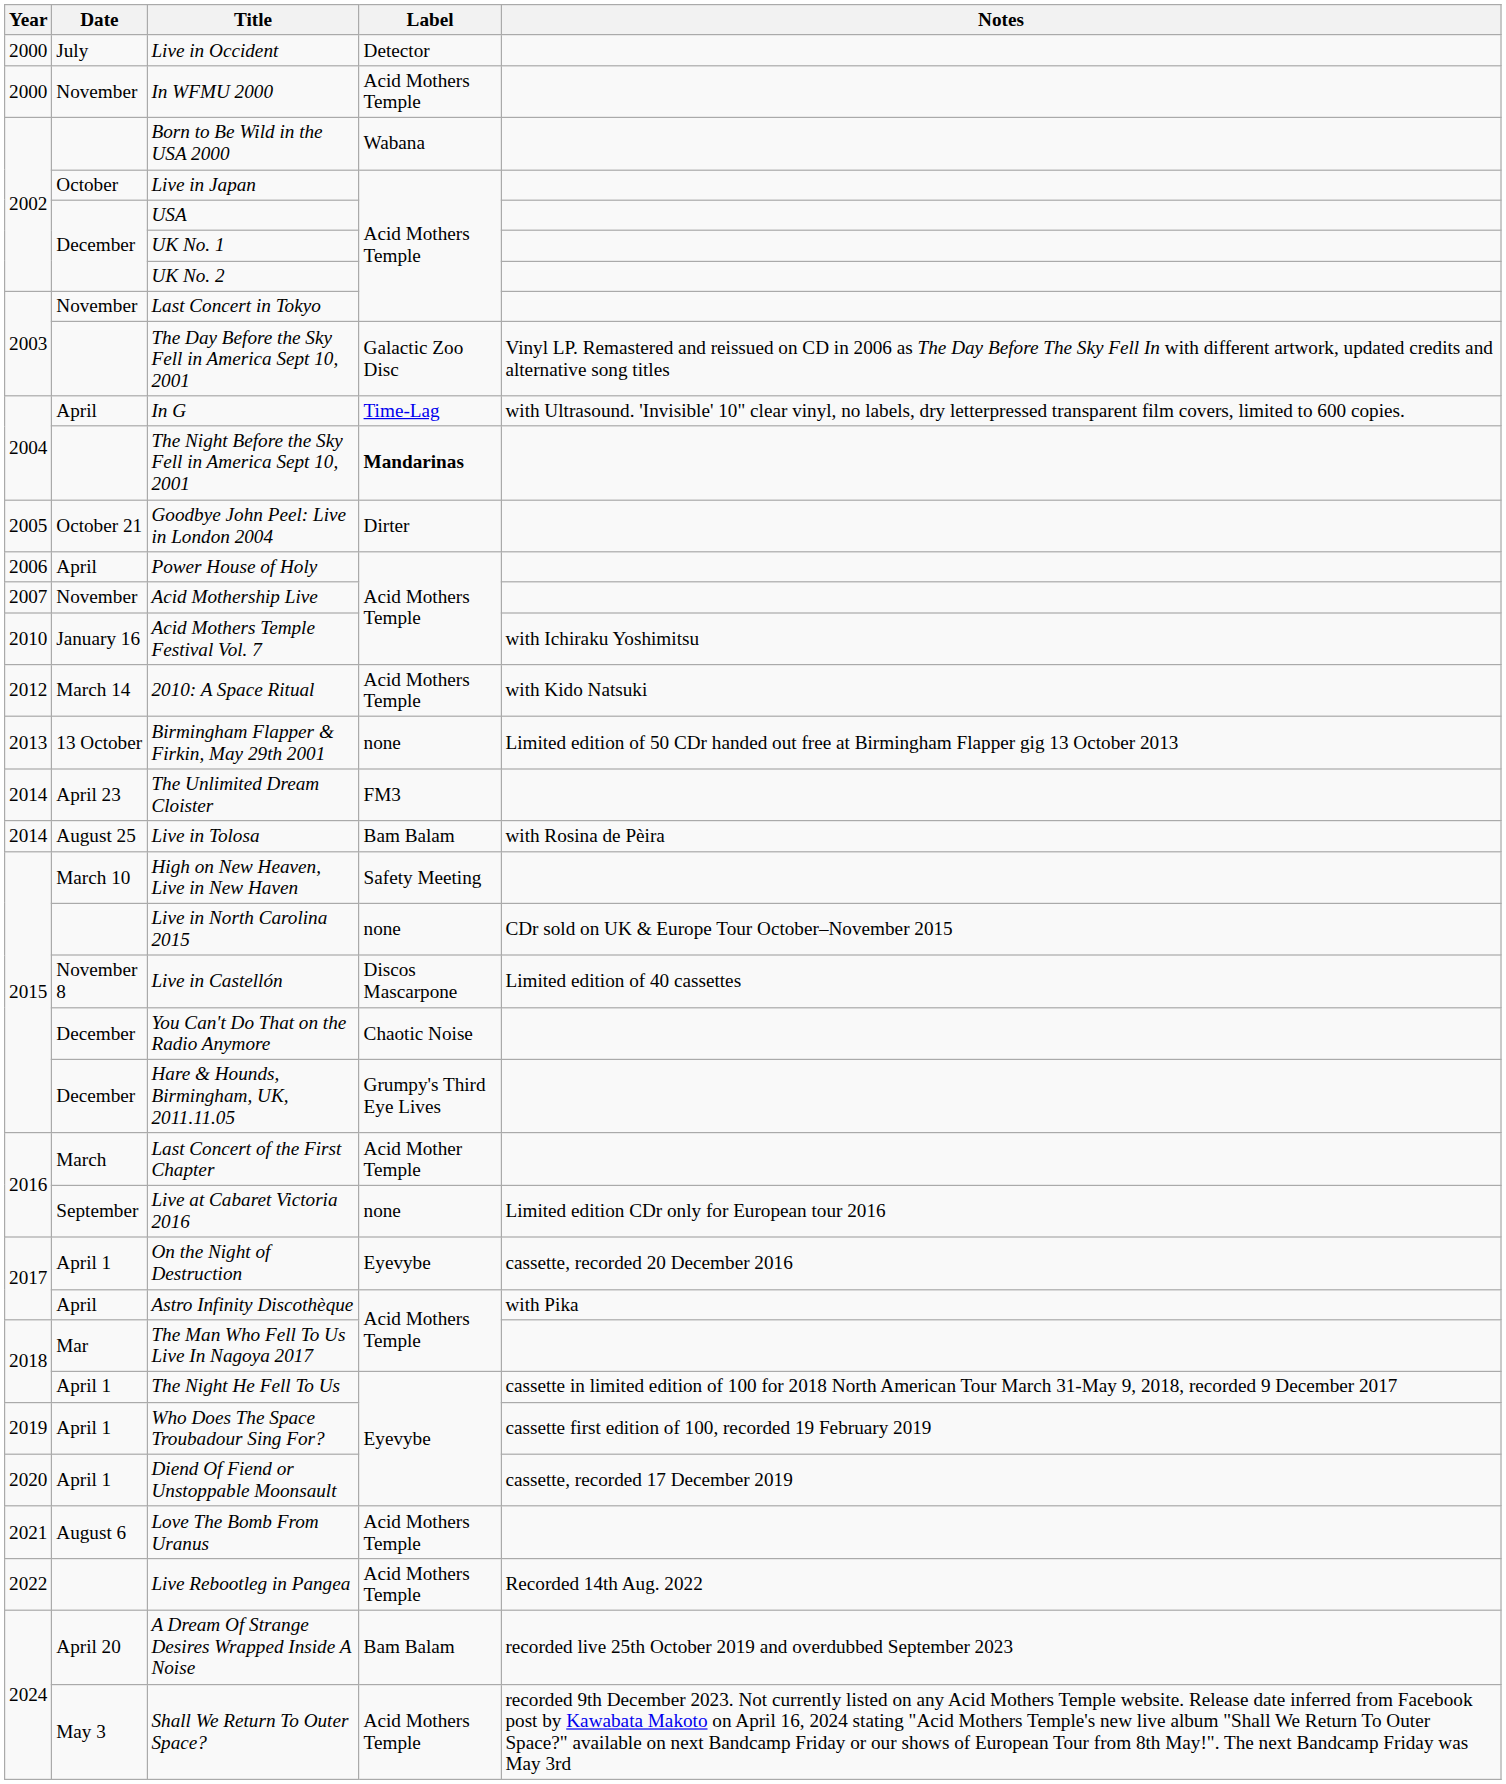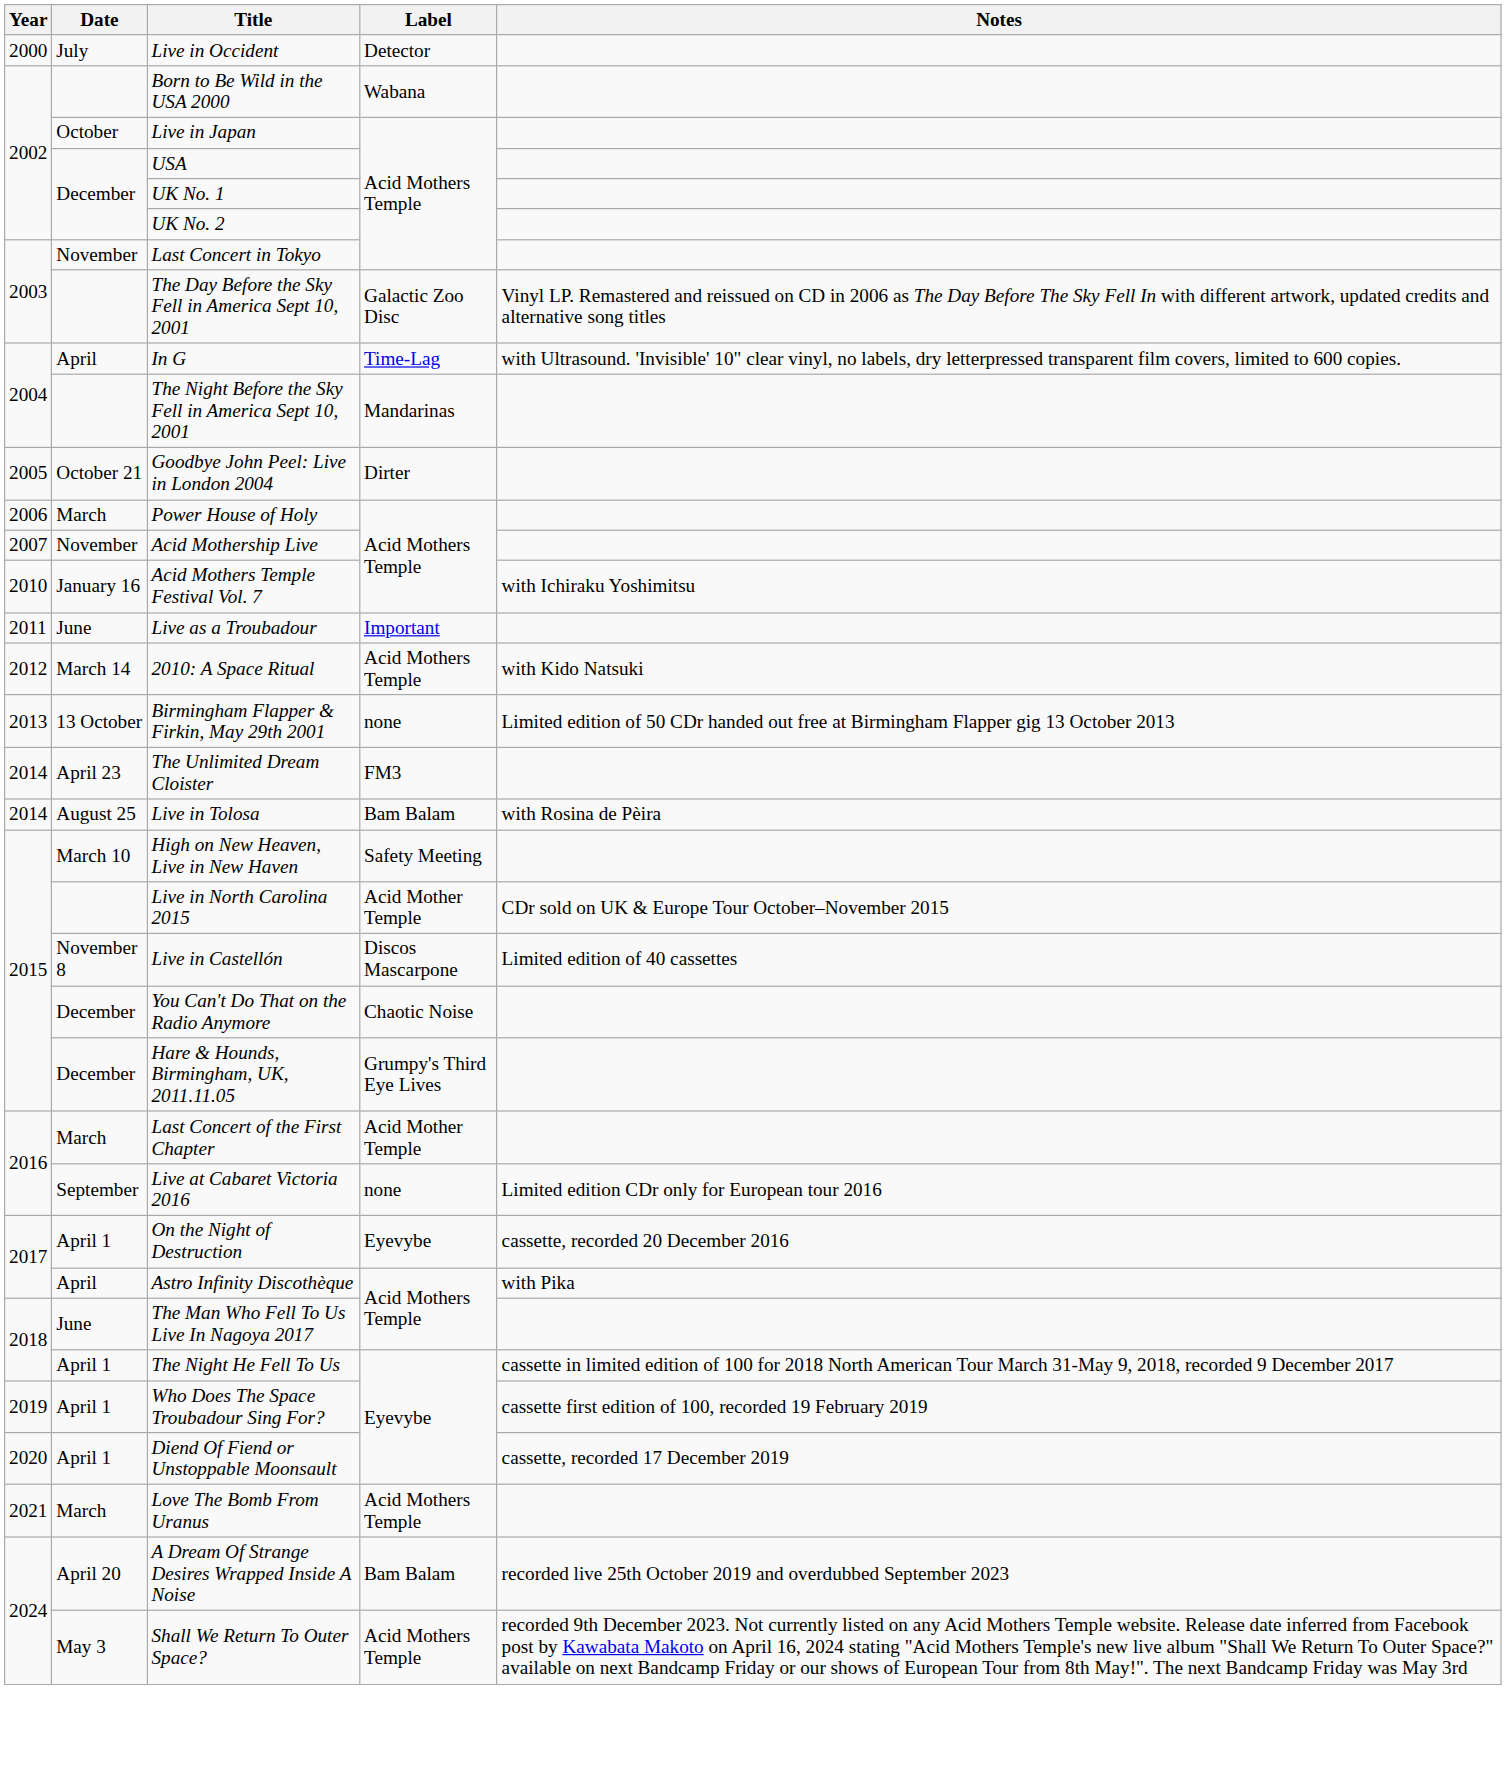- row: (212, 91)
(414, 462) bold -> (409, 410) normal
(77, 566) April -> (81, 514) March
+ row: (234, 627)
(382, 929) none -> (413, 907) Acid Mother Temple
(72, 1345) Mar -> (74, 1323) June
(91, 1532) August 6 -> (81, 1510) March
- row: (251, 1584)
